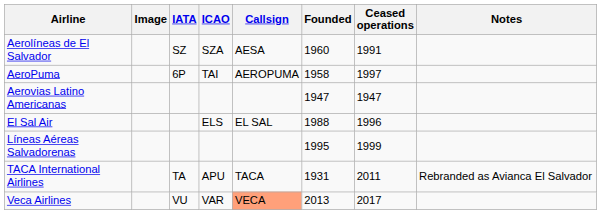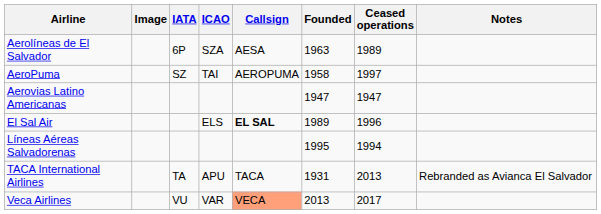(179, 50) SZ -> (179, 50) 6P
(317, 50) 1960 -> (317, 50) 1963
(369, 50) 1991 -> (369, 50) 1989
(179, 74) 6P -> (179, 74) SZ
(254, 122) normal -> (255, 122) bold
(317, 122) 1988 -> (317, 122) 1989
(369, 146) 1999 -> (369, 146) 1994
(369, 176) 2011 -> (369, 176) 2013
